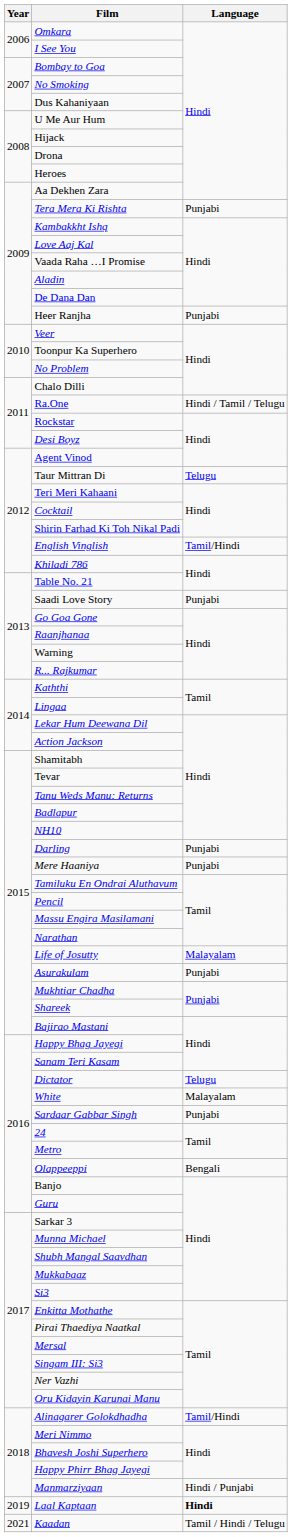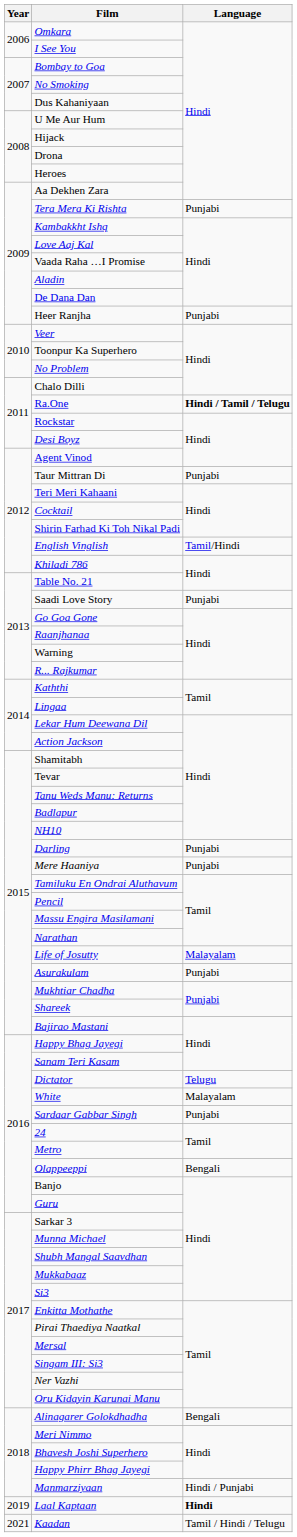(235, 404) normal -> (237, 404) bold
(201, 475) Telugu -> (202, 475) Punjabi
(212, 1416) Tamil/Hindi -> (203, 1416) Bengali
